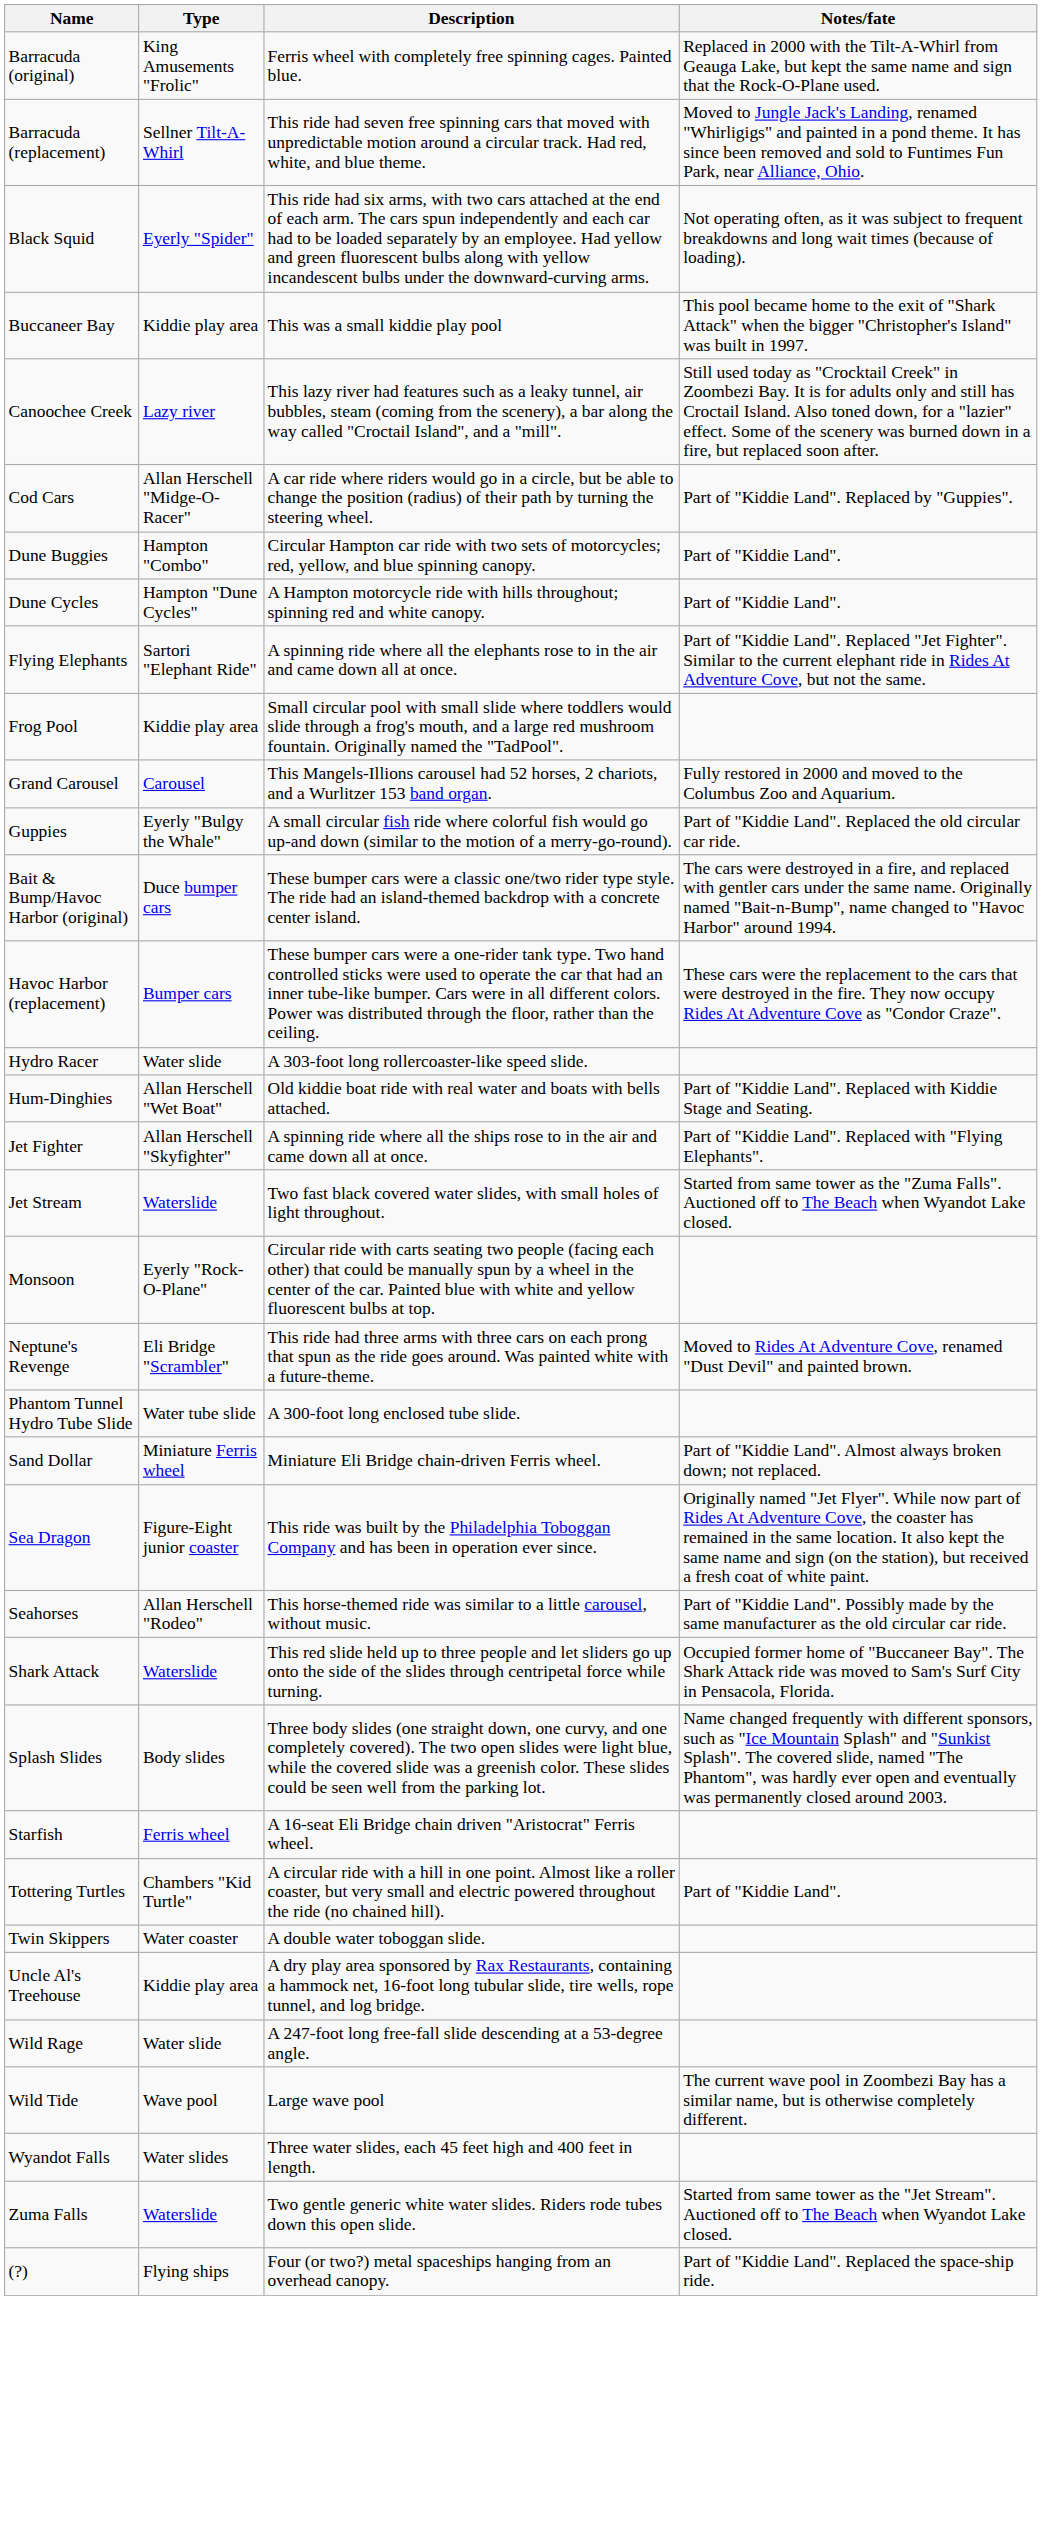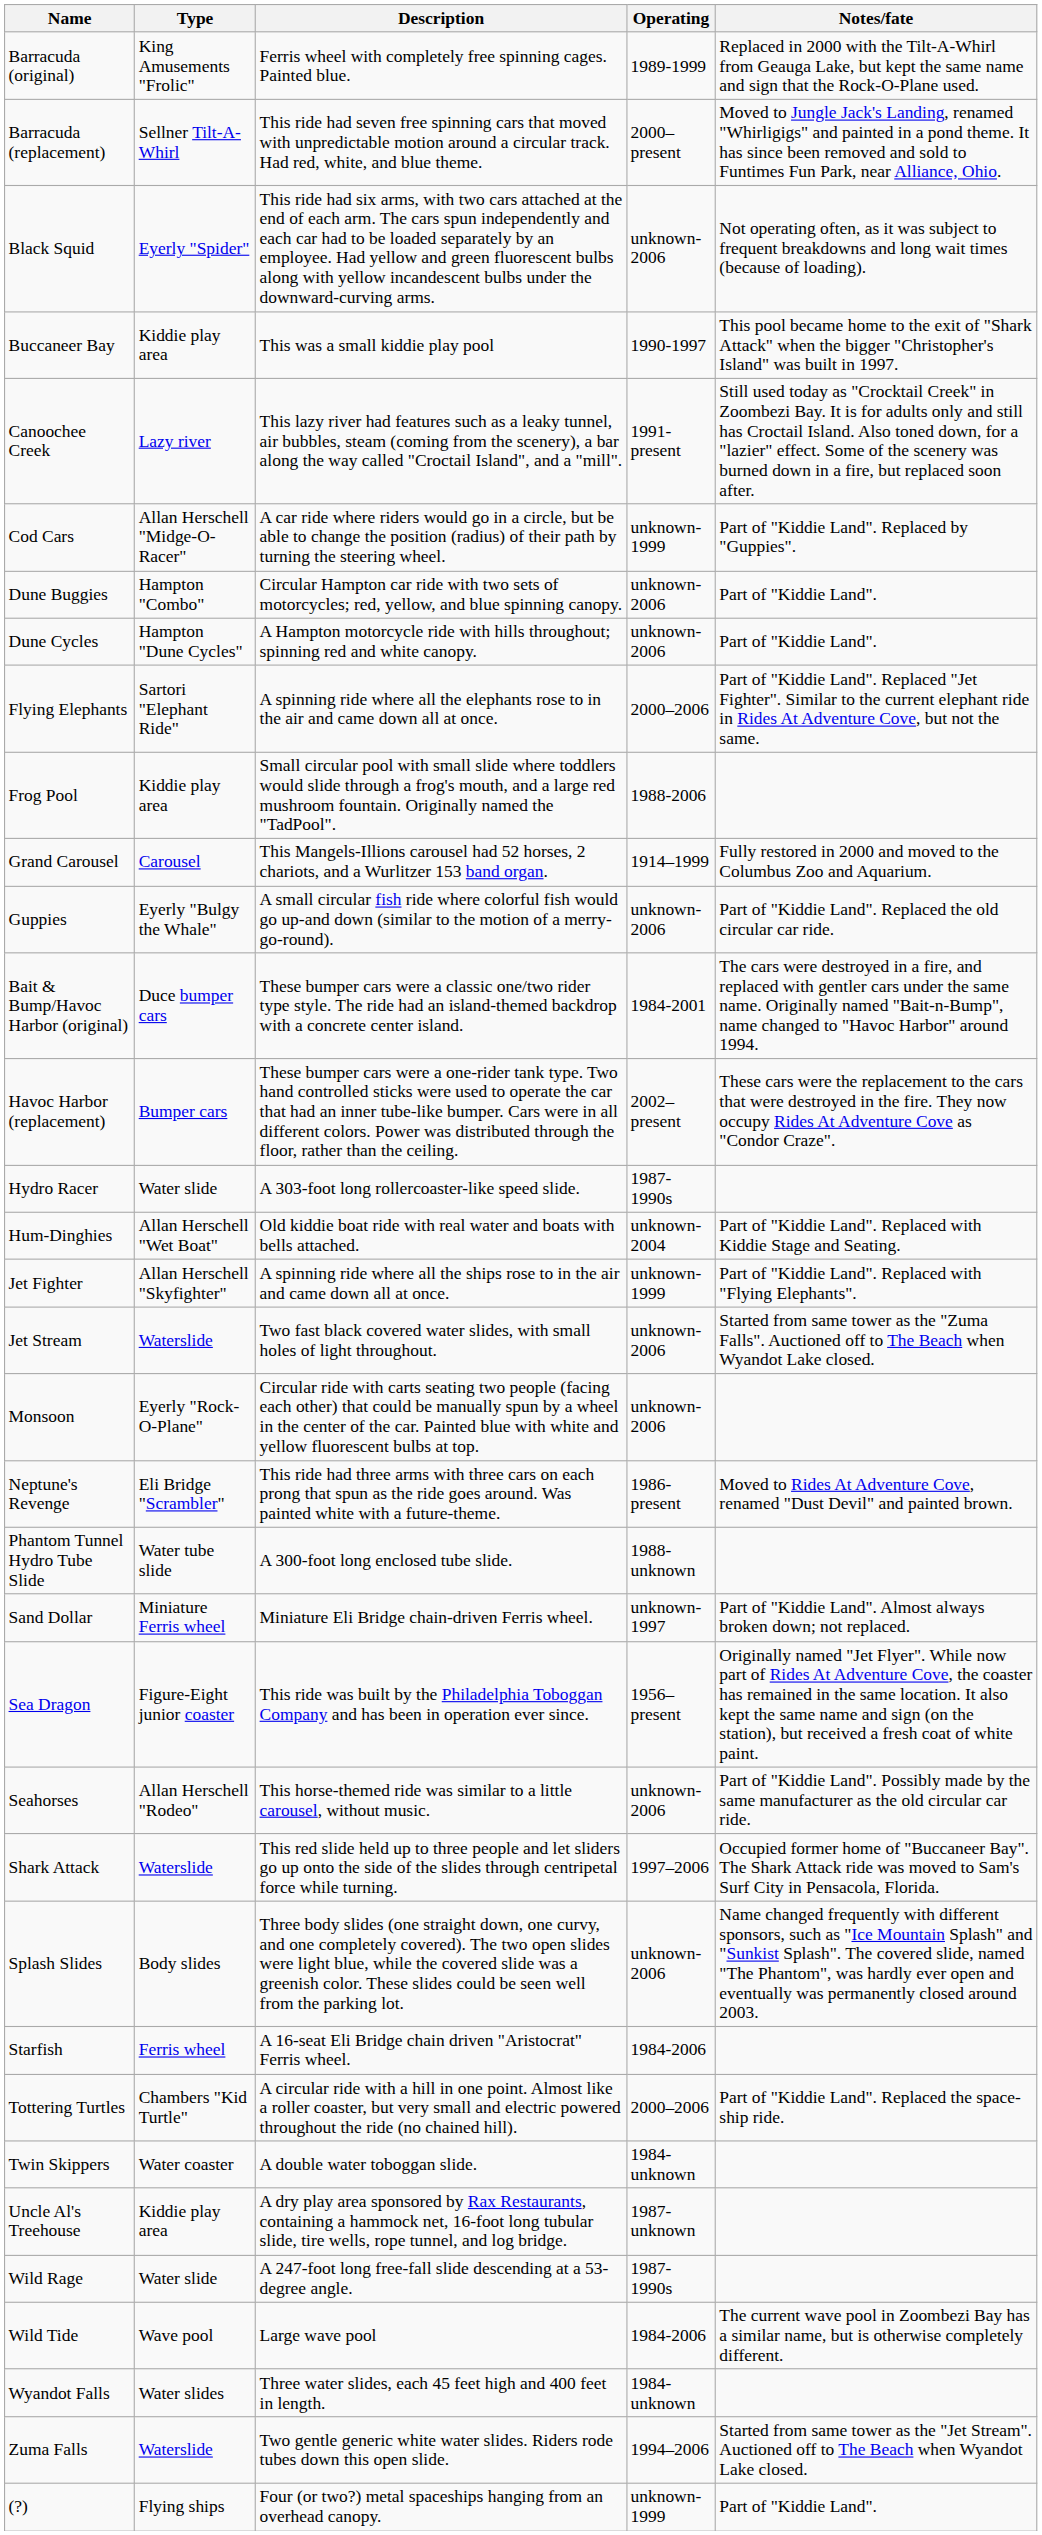+ column: (671, 18)
(762, 1891) Part of "Kiddie Land". -> (870, 2107) Part of "Kiddie Land". Replaced the space-ship ride.
(848, 2271) Part of "Kiddie Land". Replaced the space-ship ride. -> (798, 2506) Part of "Kiddie Land".
